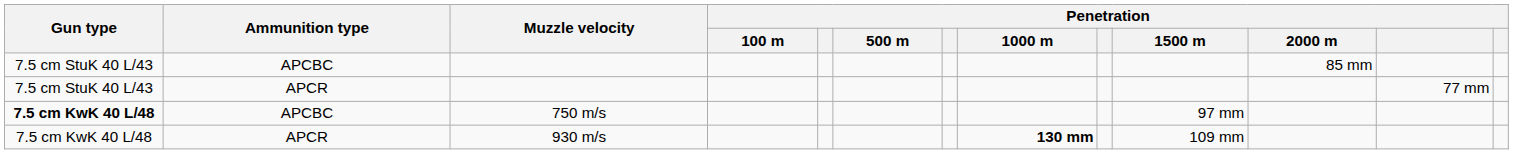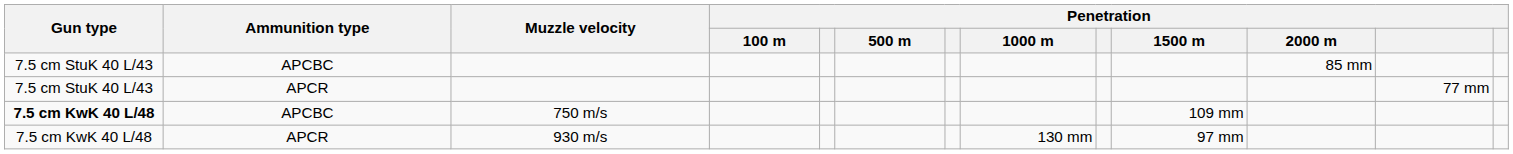(1221, 112) 97 mm -> (1216, 112) 109 mm
(1065, 137) bold -> (1065, 137) normal
(1217, 137) 109 mm -> (1220, 137) 97 mm
